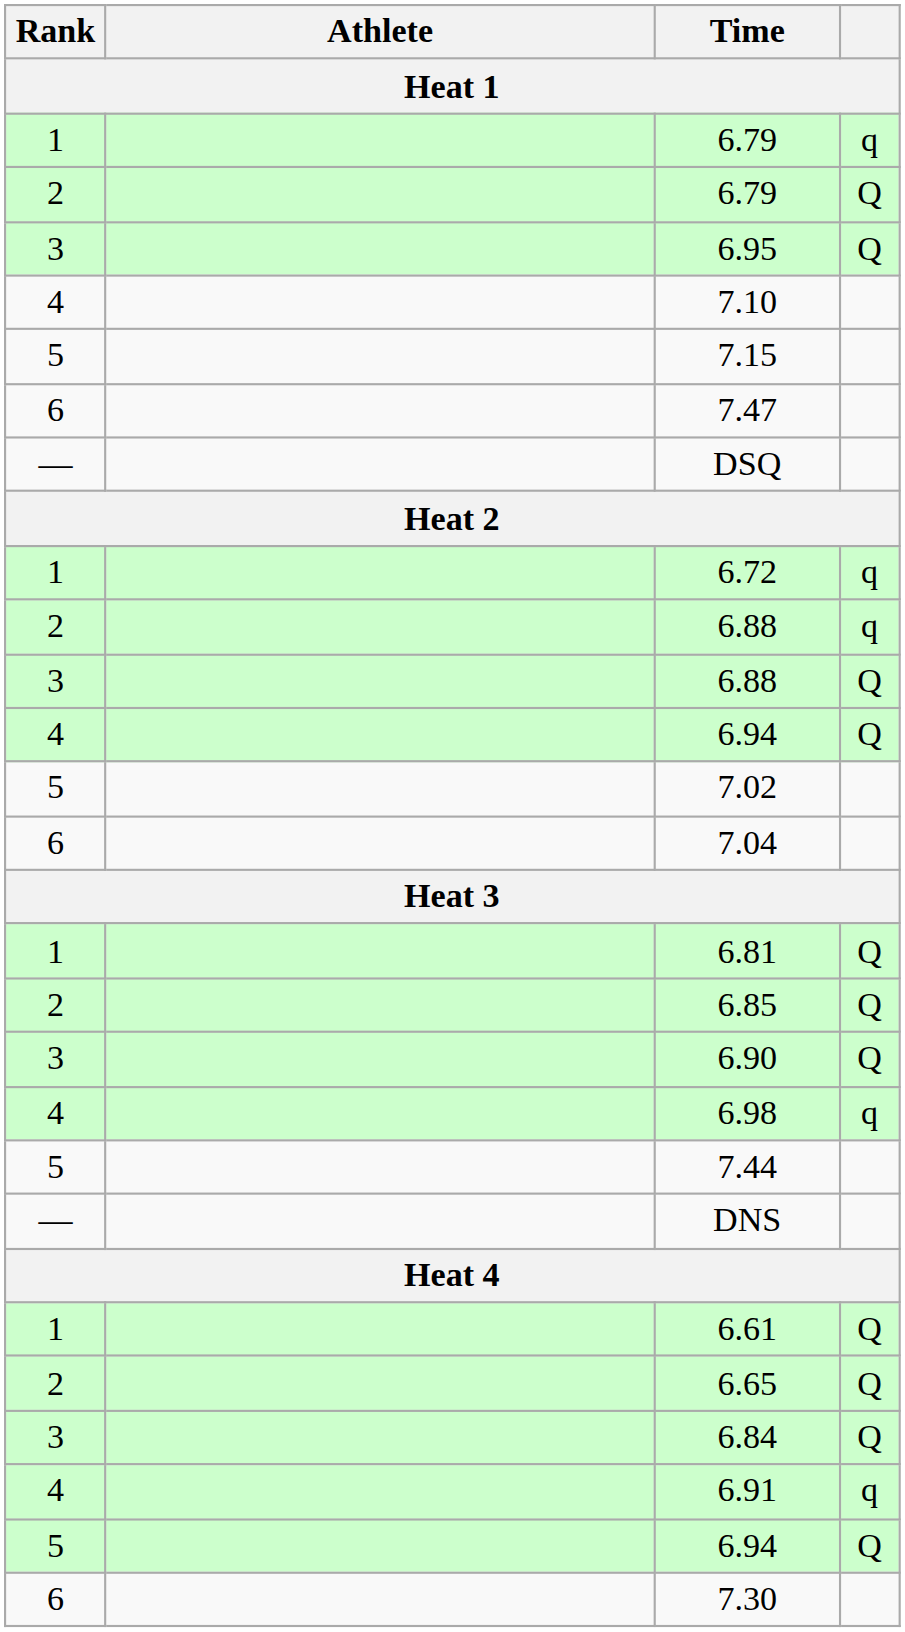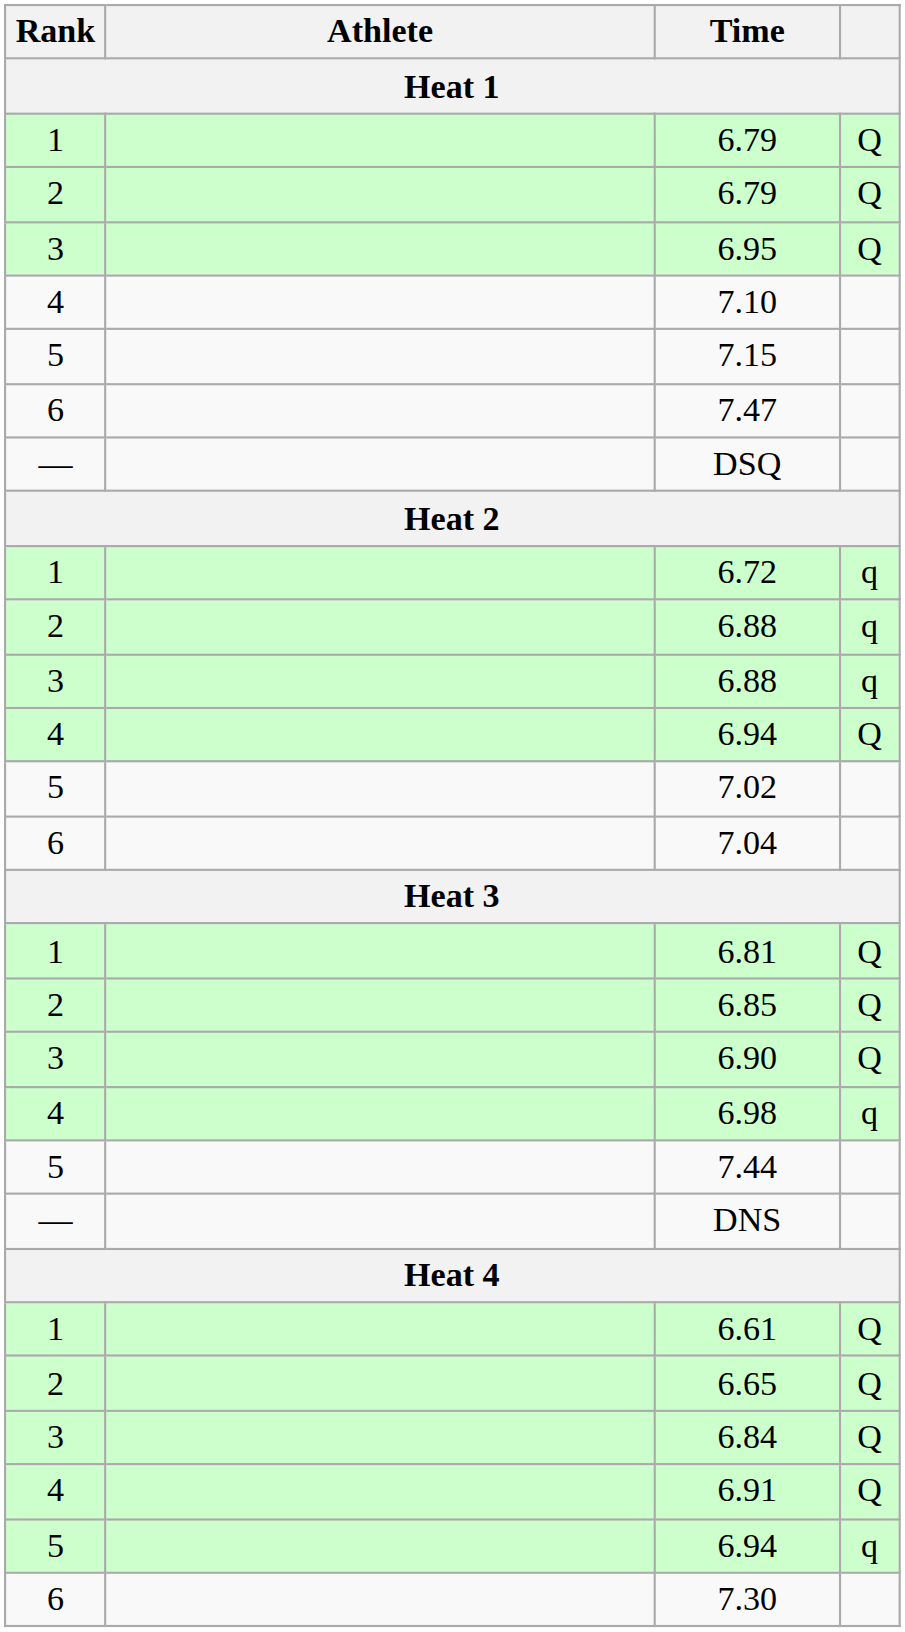(869, 139) q -> (869, 139) Q
(869, 680) Q -> (869, 680) q
(869, 1490) q -> (869, 1490) Q
(869, 1544) Q -> (869, 1544) q
